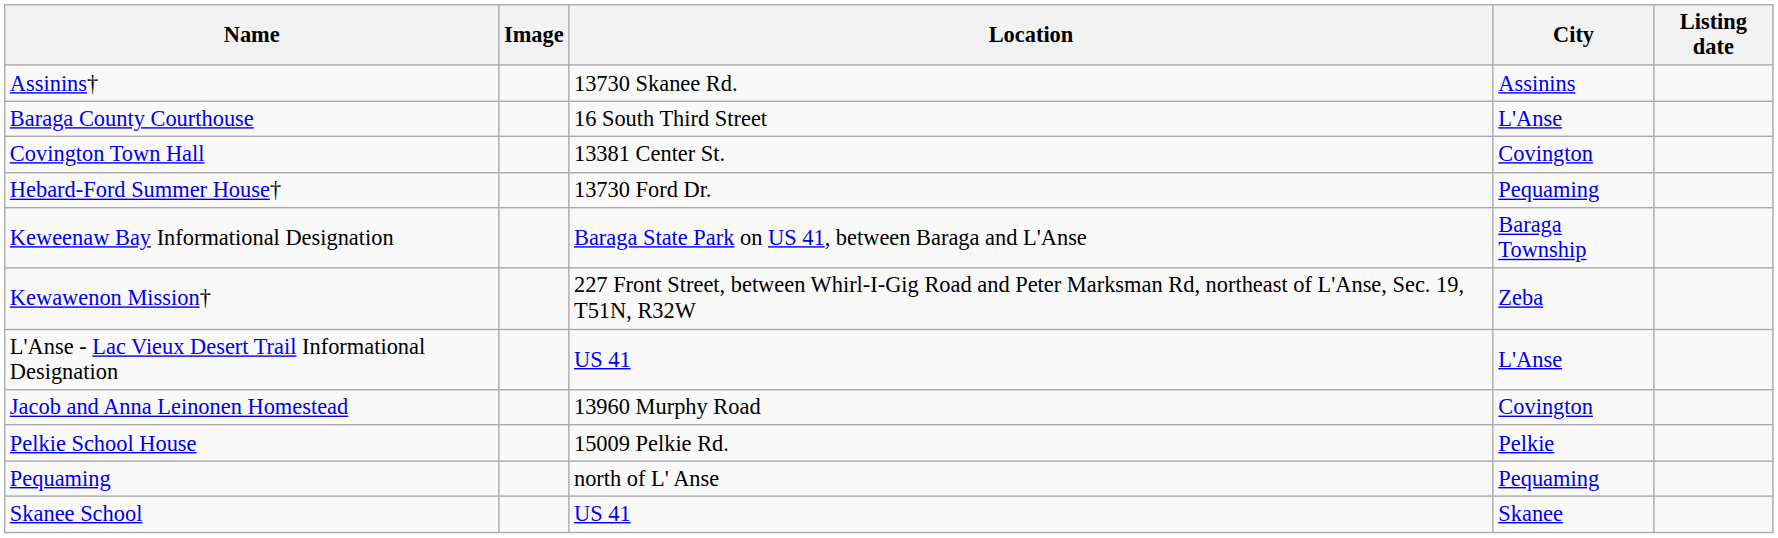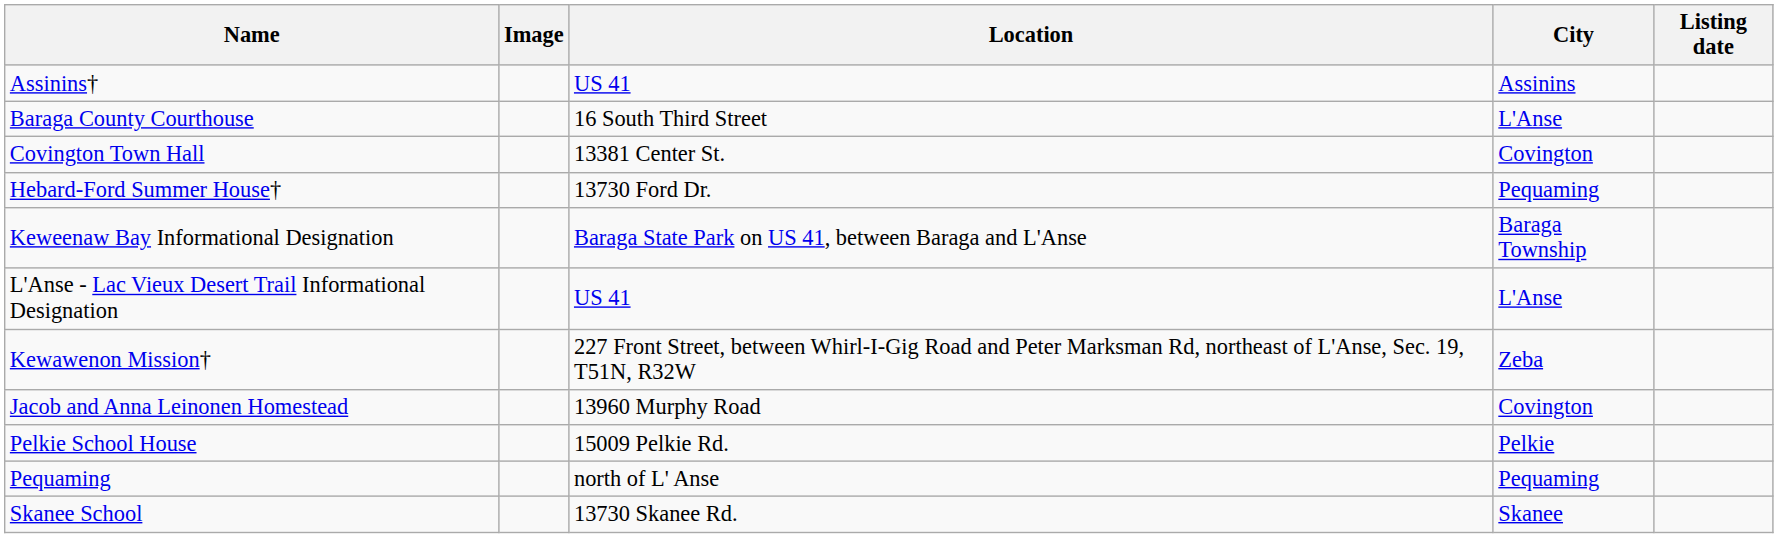(656, 82) 13730 Skanee Rd. -> (602, 82) US 41
rows swapped: (110, 298) <-> (218, 359)
(602, 513) US 41 -> (656, 513) 13730 Skanee Rd.
